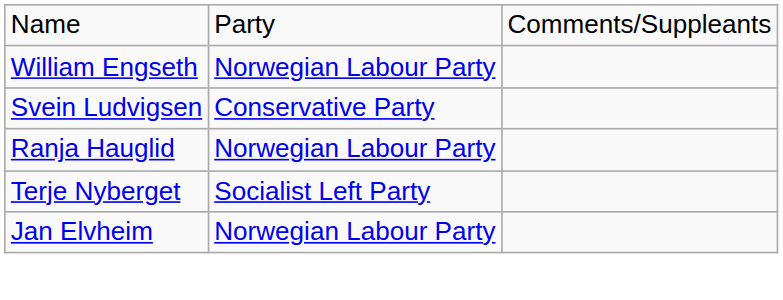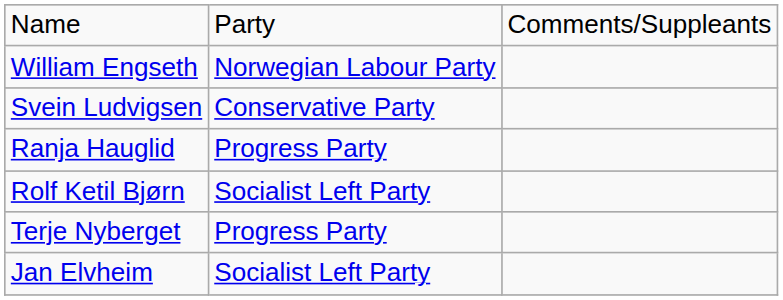(355, 149) Norwegian Labour Party -> (300, 149) Progress Party
+ row: (98, 190)
(322, 190) Socialist Left Party -> (300, 231) Progress Party
(355, 231) Norwegian Labour Party -> (322, 273) Socialist Left Party
